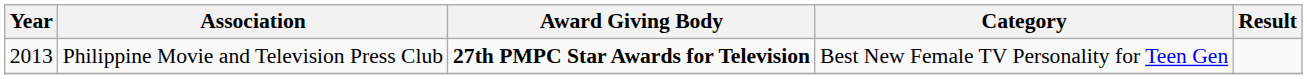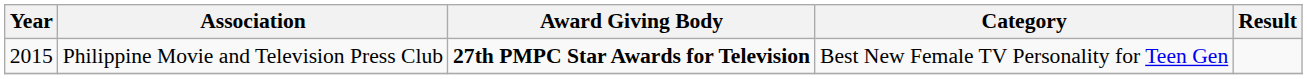(31, 55) 2013 -> (31, 55) 2015
